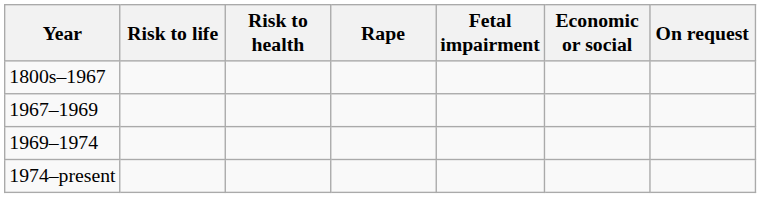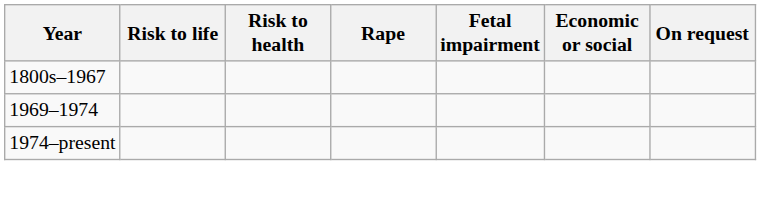- row: (54, 110)
